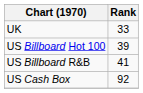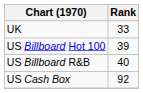(123, 63) 41 -> (123, 63) 40
